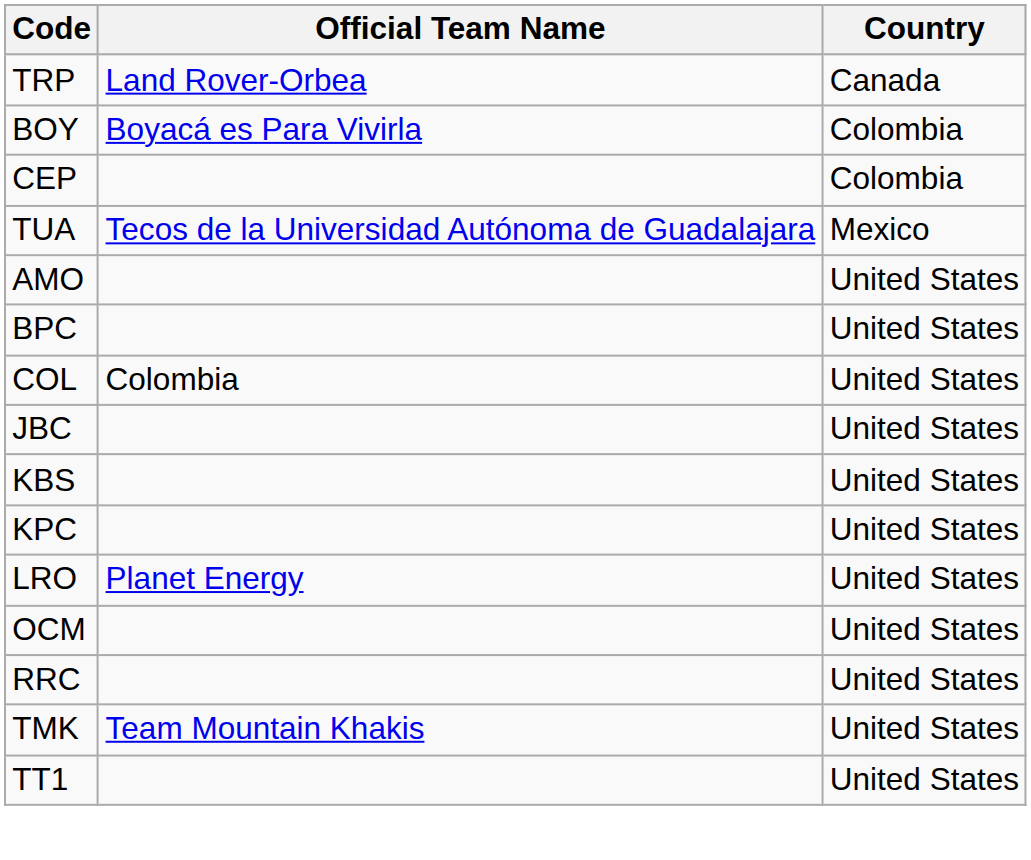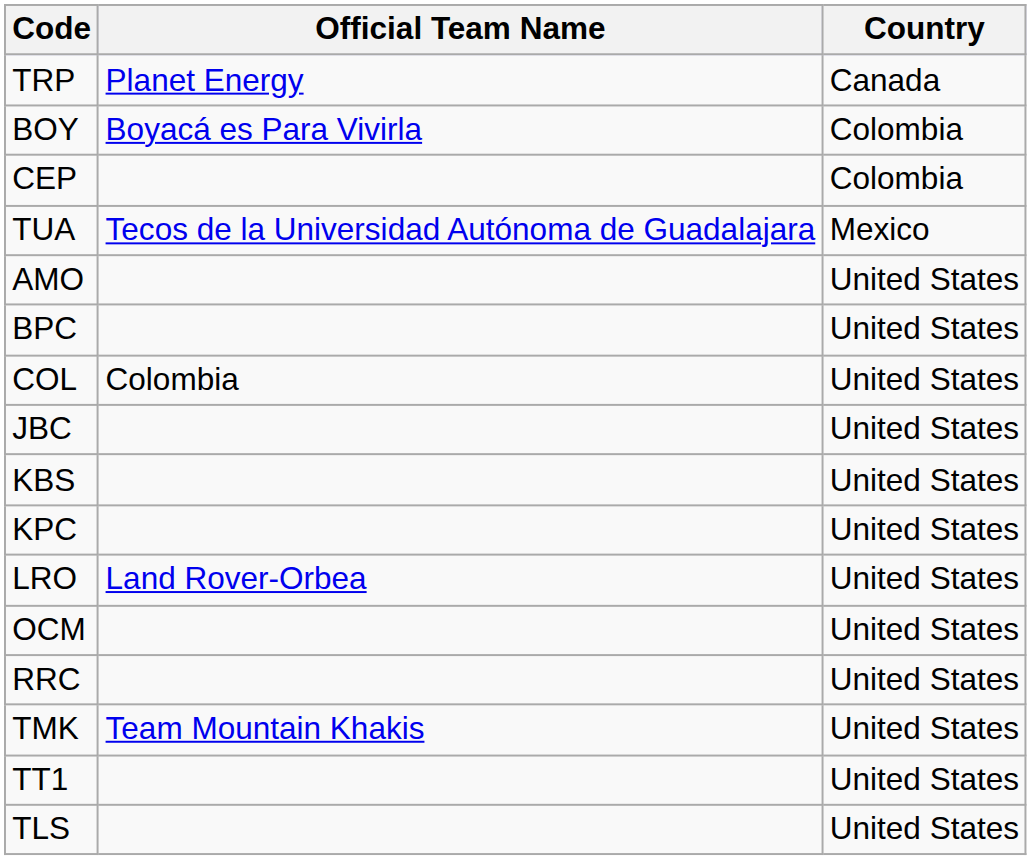(236, 79) Land Rover-Orbea -> (205, 79) Planet Energy
(205, 579) Planet Energy -> (236, 579) Land Rover-Orbea
+ row: (41, 829)
